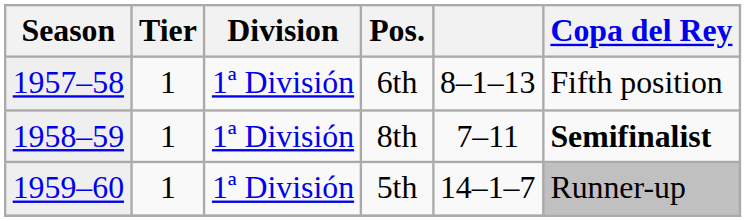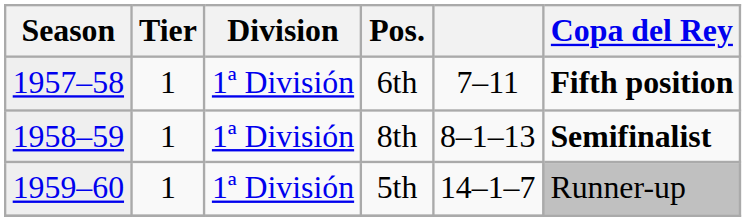(488, 82) 8–1–13 -> (488, 82) 7–11
(637, 82) normal -> (642, 82) bold
(488, 135) 7–11 -> (488, 135) 8–1–13
